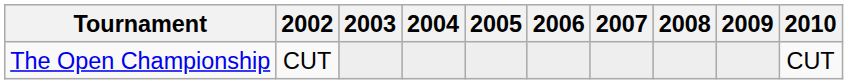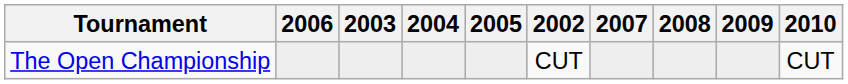columns swapped: (307, 23) <-> (559, 23)
